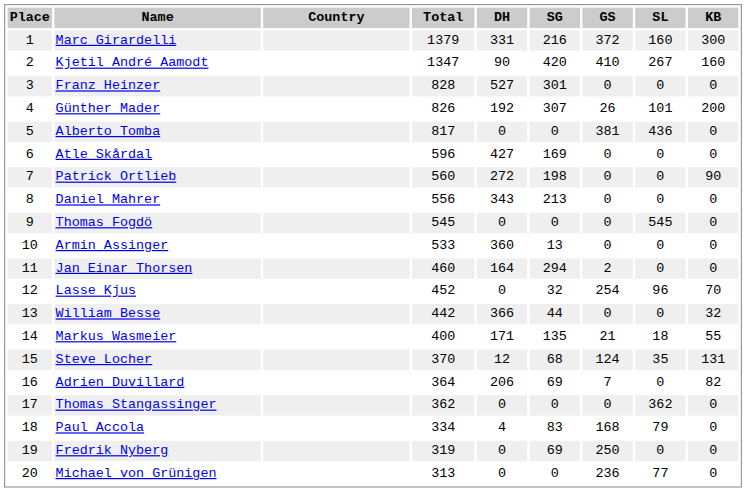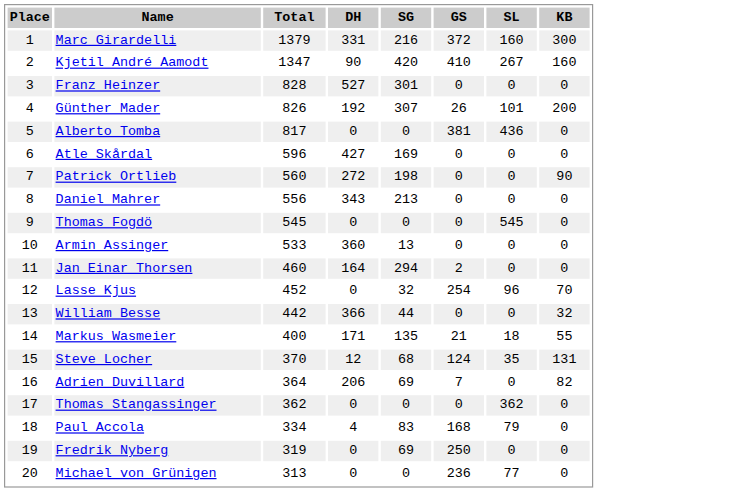- column: (336, 17)
